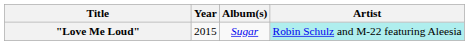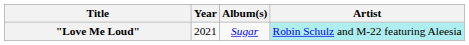(205, 31) 2015 -> (205, 31) 2021
